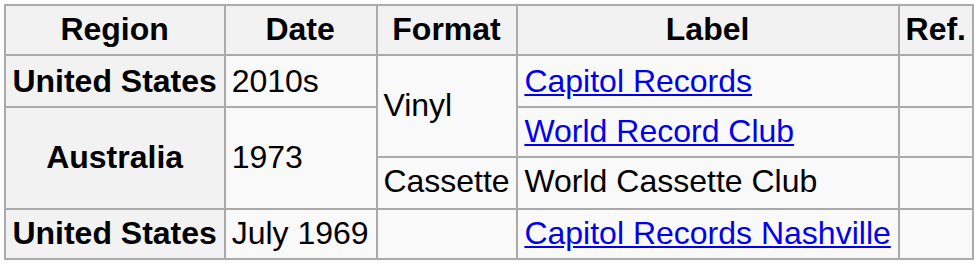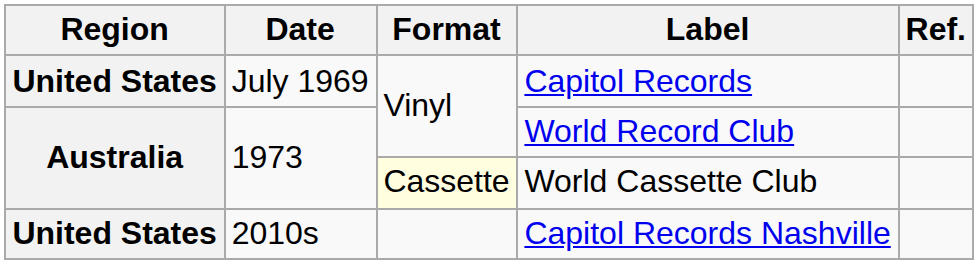(275, 80) 2010s -> (300, 80) July 1969
(447, 182) no background -> (447, 182) lightyellow background
(300, 232) July 1969 -> (275, 232) 2010s
